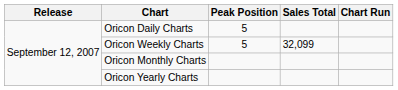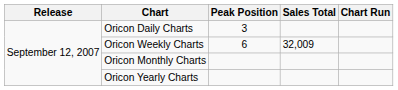(244, 28) 5 -> (244, 28) 3
(244, 45) 5 -> (244, 45) 6
(298, 45) 32,099 -> (298, 45) 32,009
